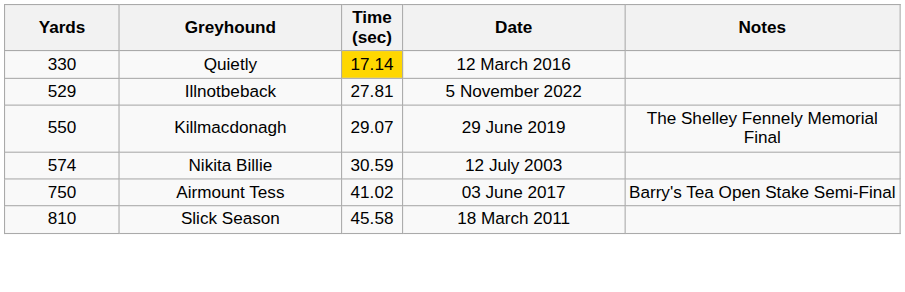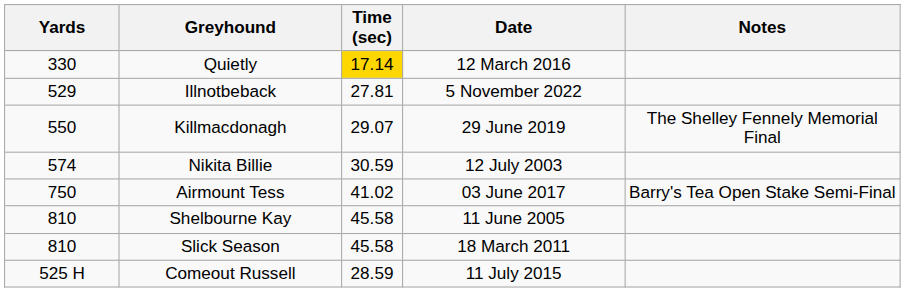+ row: (230, 219)
+ row: (230, 273)
